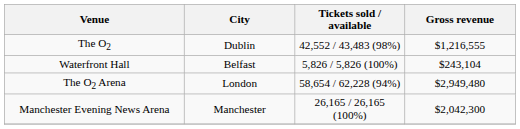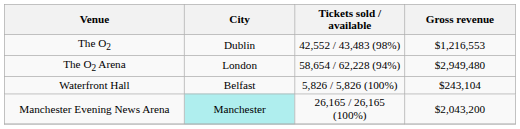(460, 45) $1,216,555 -> (460, 45) $1,216,553
rows swapped: (94, 64) <-> (94, 83)
(240, 109) no background -> (240, 109) paleturquoise background
(460, 109) $2,042,300 -> (460, 109) $2,043,200
